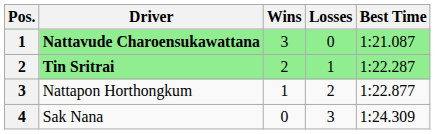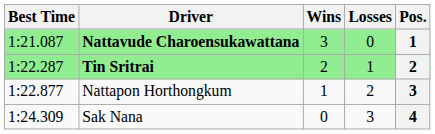columns swapped: (22, 16) <-> (393, 16)
